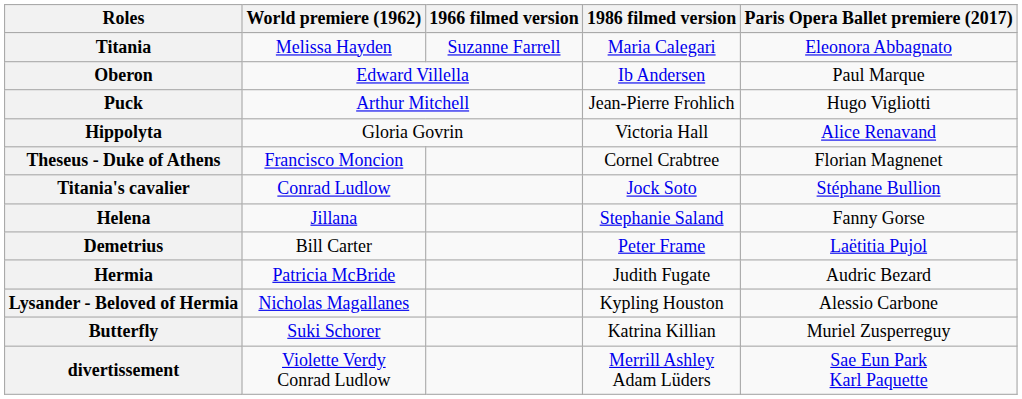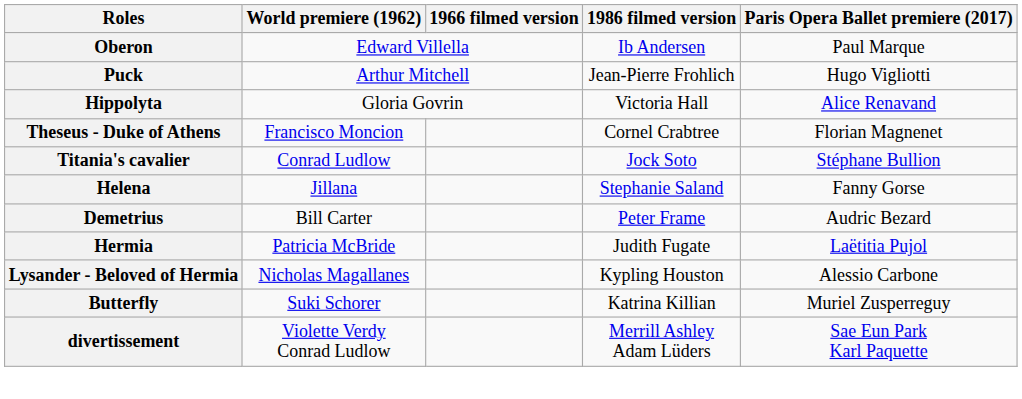- row: (124, 47)
(879, 246) Laëtitia Pujol -> (879, 217) Audric Bezard
(879, 274) Audric Bezard -> (879, 246) Laëtitia Pujol
